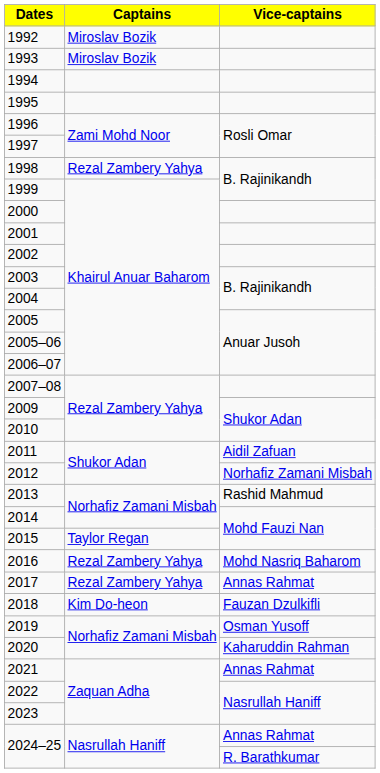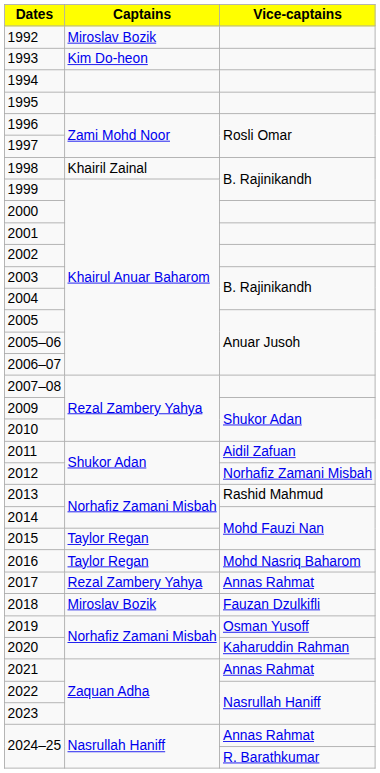(112, 59) Miroslav Bozik -> (108, 59) Kim Do-heon
(135, 168) Rezal Zambery Yahya -> (107, 168) Khairil Zainal
(135, 560) Rezal Zambery Yahya -> (108, 560) Taylor Regan
(108, 604) Kim Do-heon -> (112, 604) Miroslav Bozik
